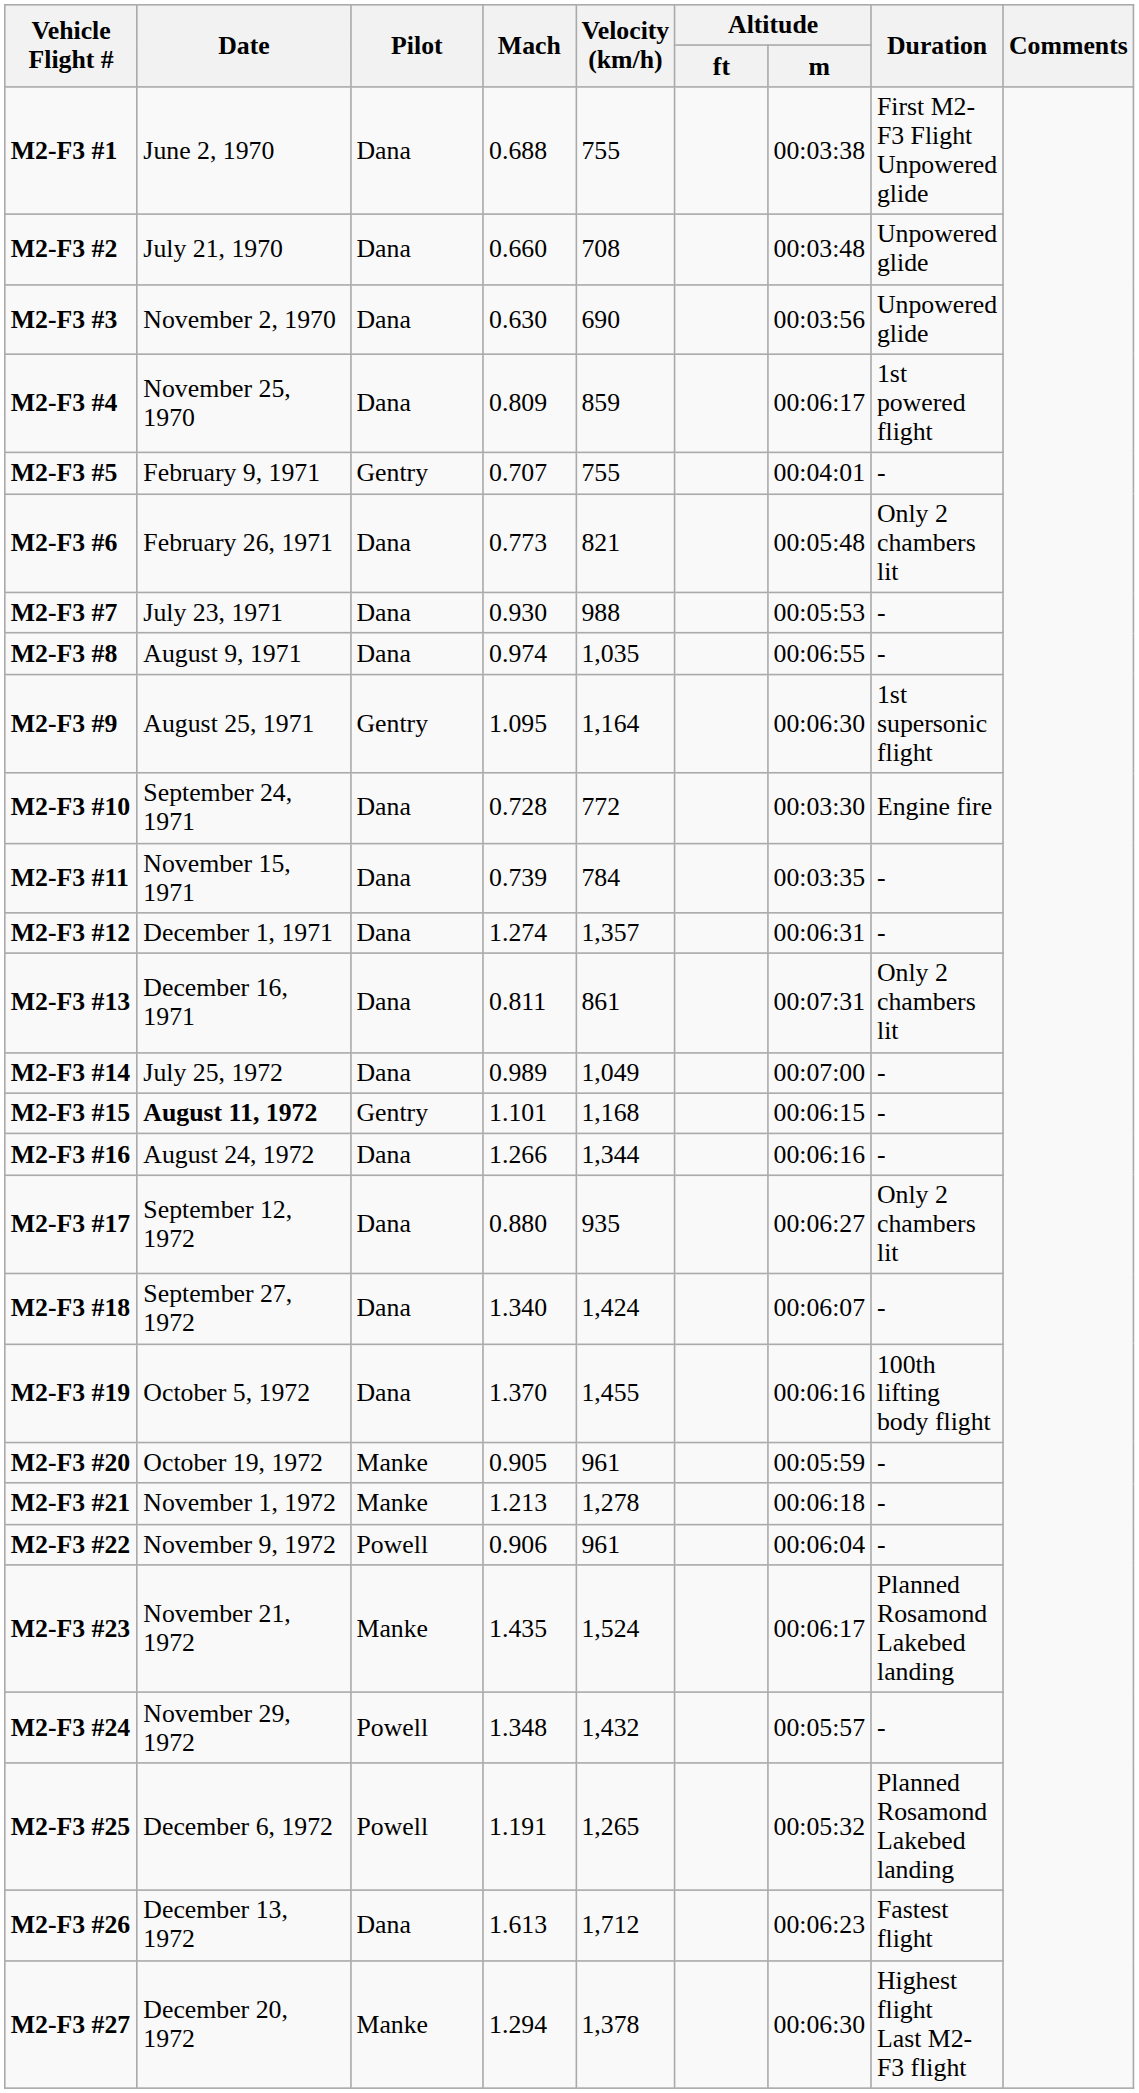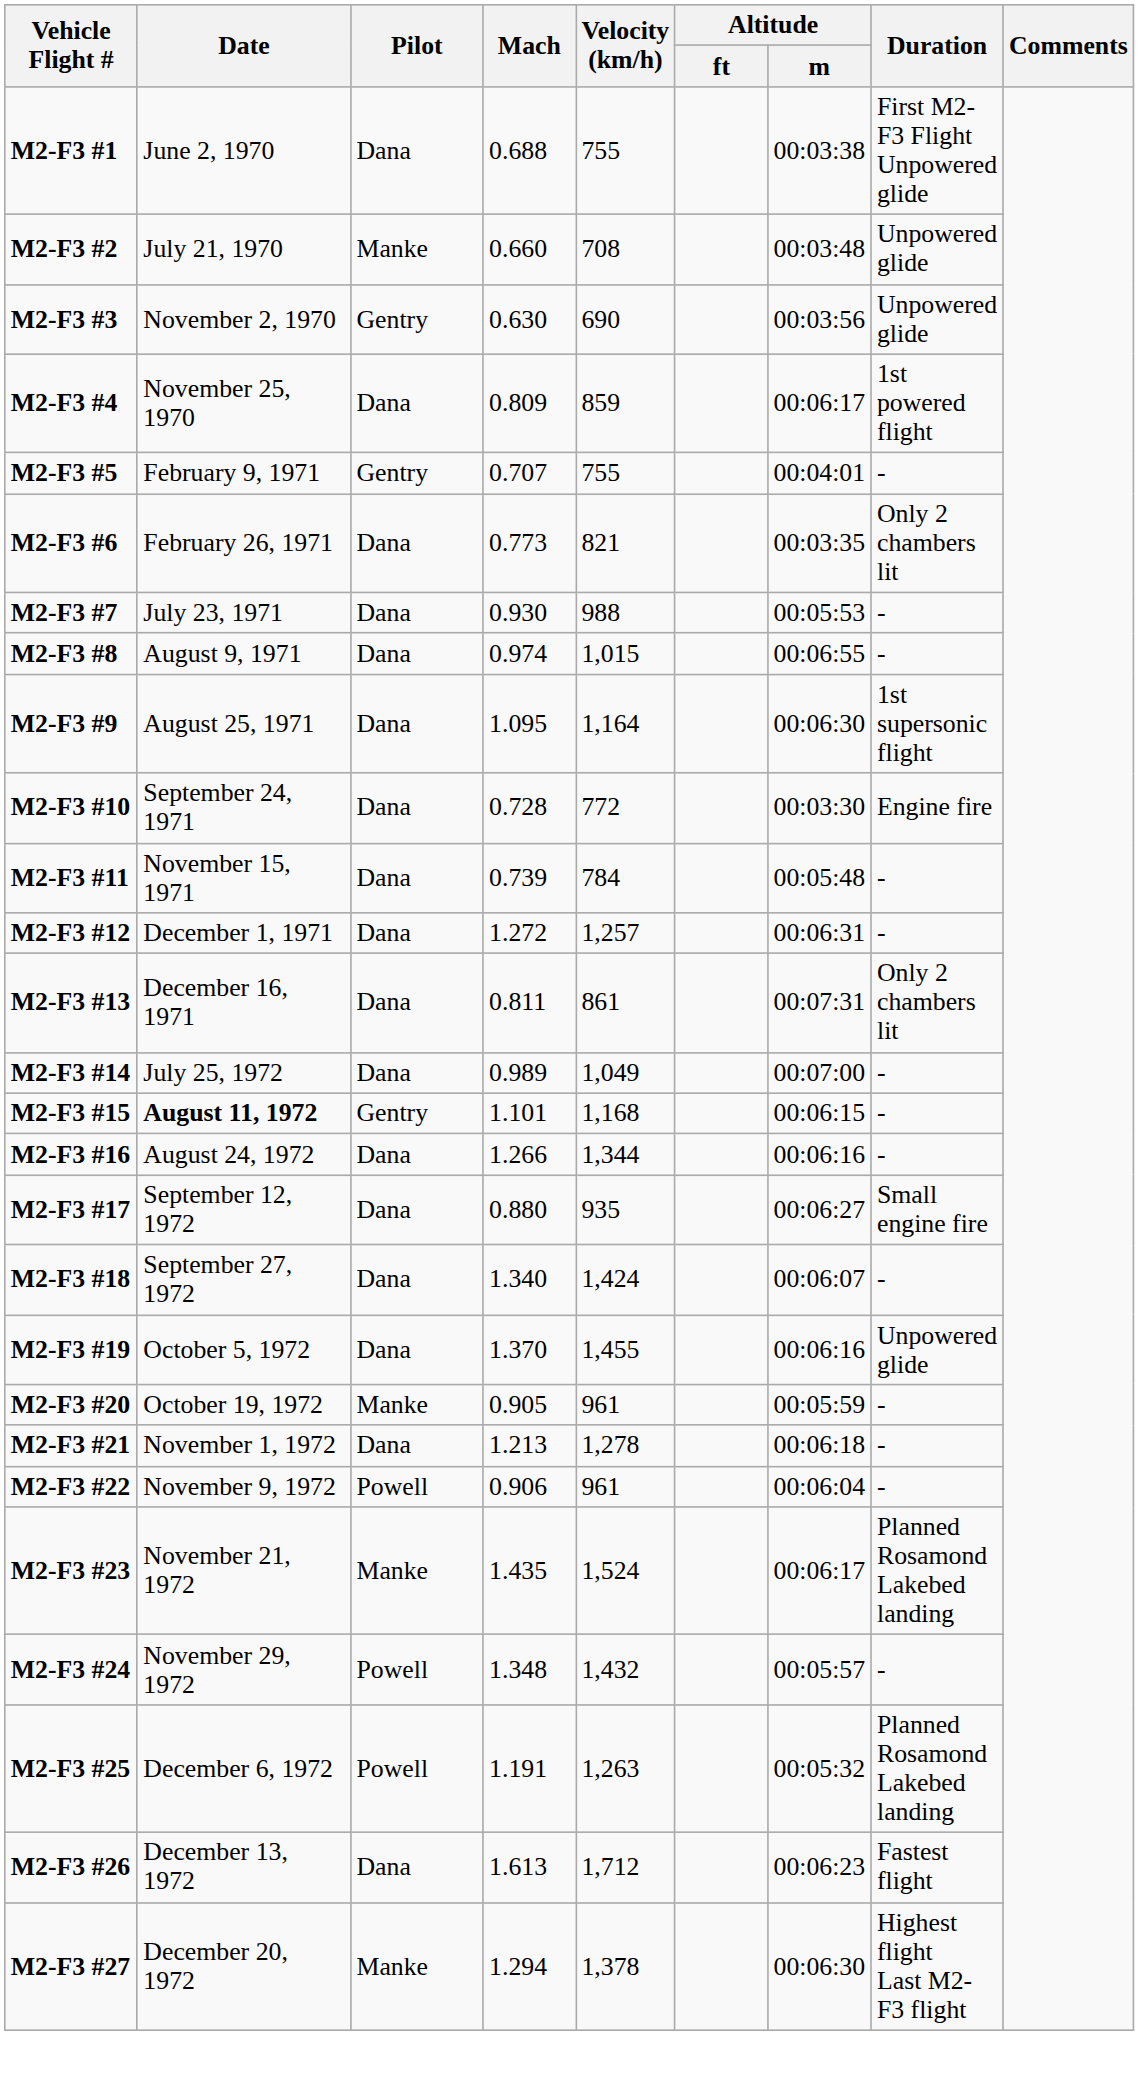(384, 248) Dana -> (392, 248) Manke
(384, 318) Dana -> (392, 318) Gentry
(819, 542) 00:05:48 -> (819, 542) 00:03:35
(610, 653) 1,035 -> (610, 653) 1,015
(392, 723) Gentry -> (384, 723) Dana
(819, 877) 00:03:35 -> (819, 877) 00:05:48
(518, 932) 1.274 -> (518, 932) 1.272
(610, 932) 1,357 -> (610, 932) 1,257
(926, 1223) Only 2 chambers lit -> (932, 1209) Small engine fire
(934, 1392) 100th lifting body flight -> (937, 1349) Unpowered glide
(392, 1503) Manke -> (384, 1445) Dana
(610, 1826) 1,265 -> (610, 1768) 1,263
